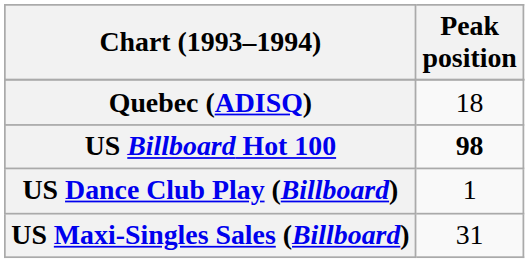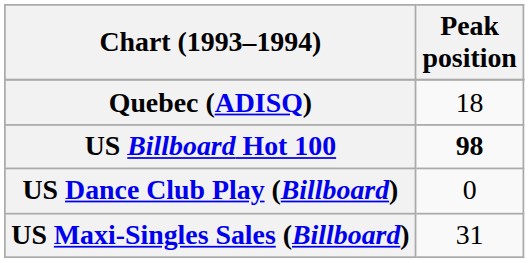(470, 190) 1 -> (470, 190) 0
